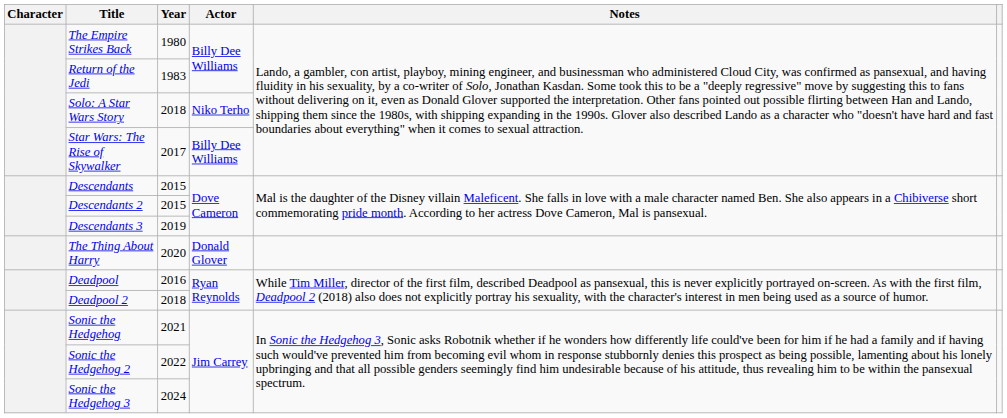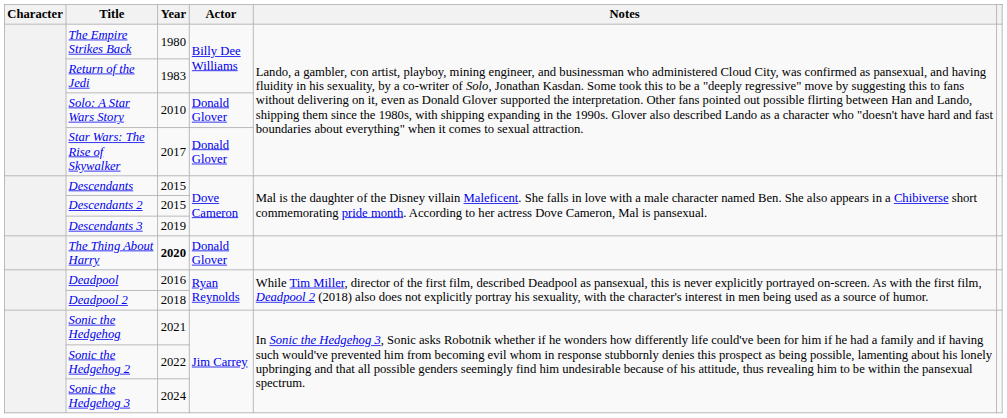(173, 110) 2018 -> (173, 110) 2010
(221, 110) Niko Terho -> (210, 110) Donald Glover
(216, 151) Billy Dee Williams -> (210, 151) Donald Glover
(173, 253) normal -> (173, 253) bold
